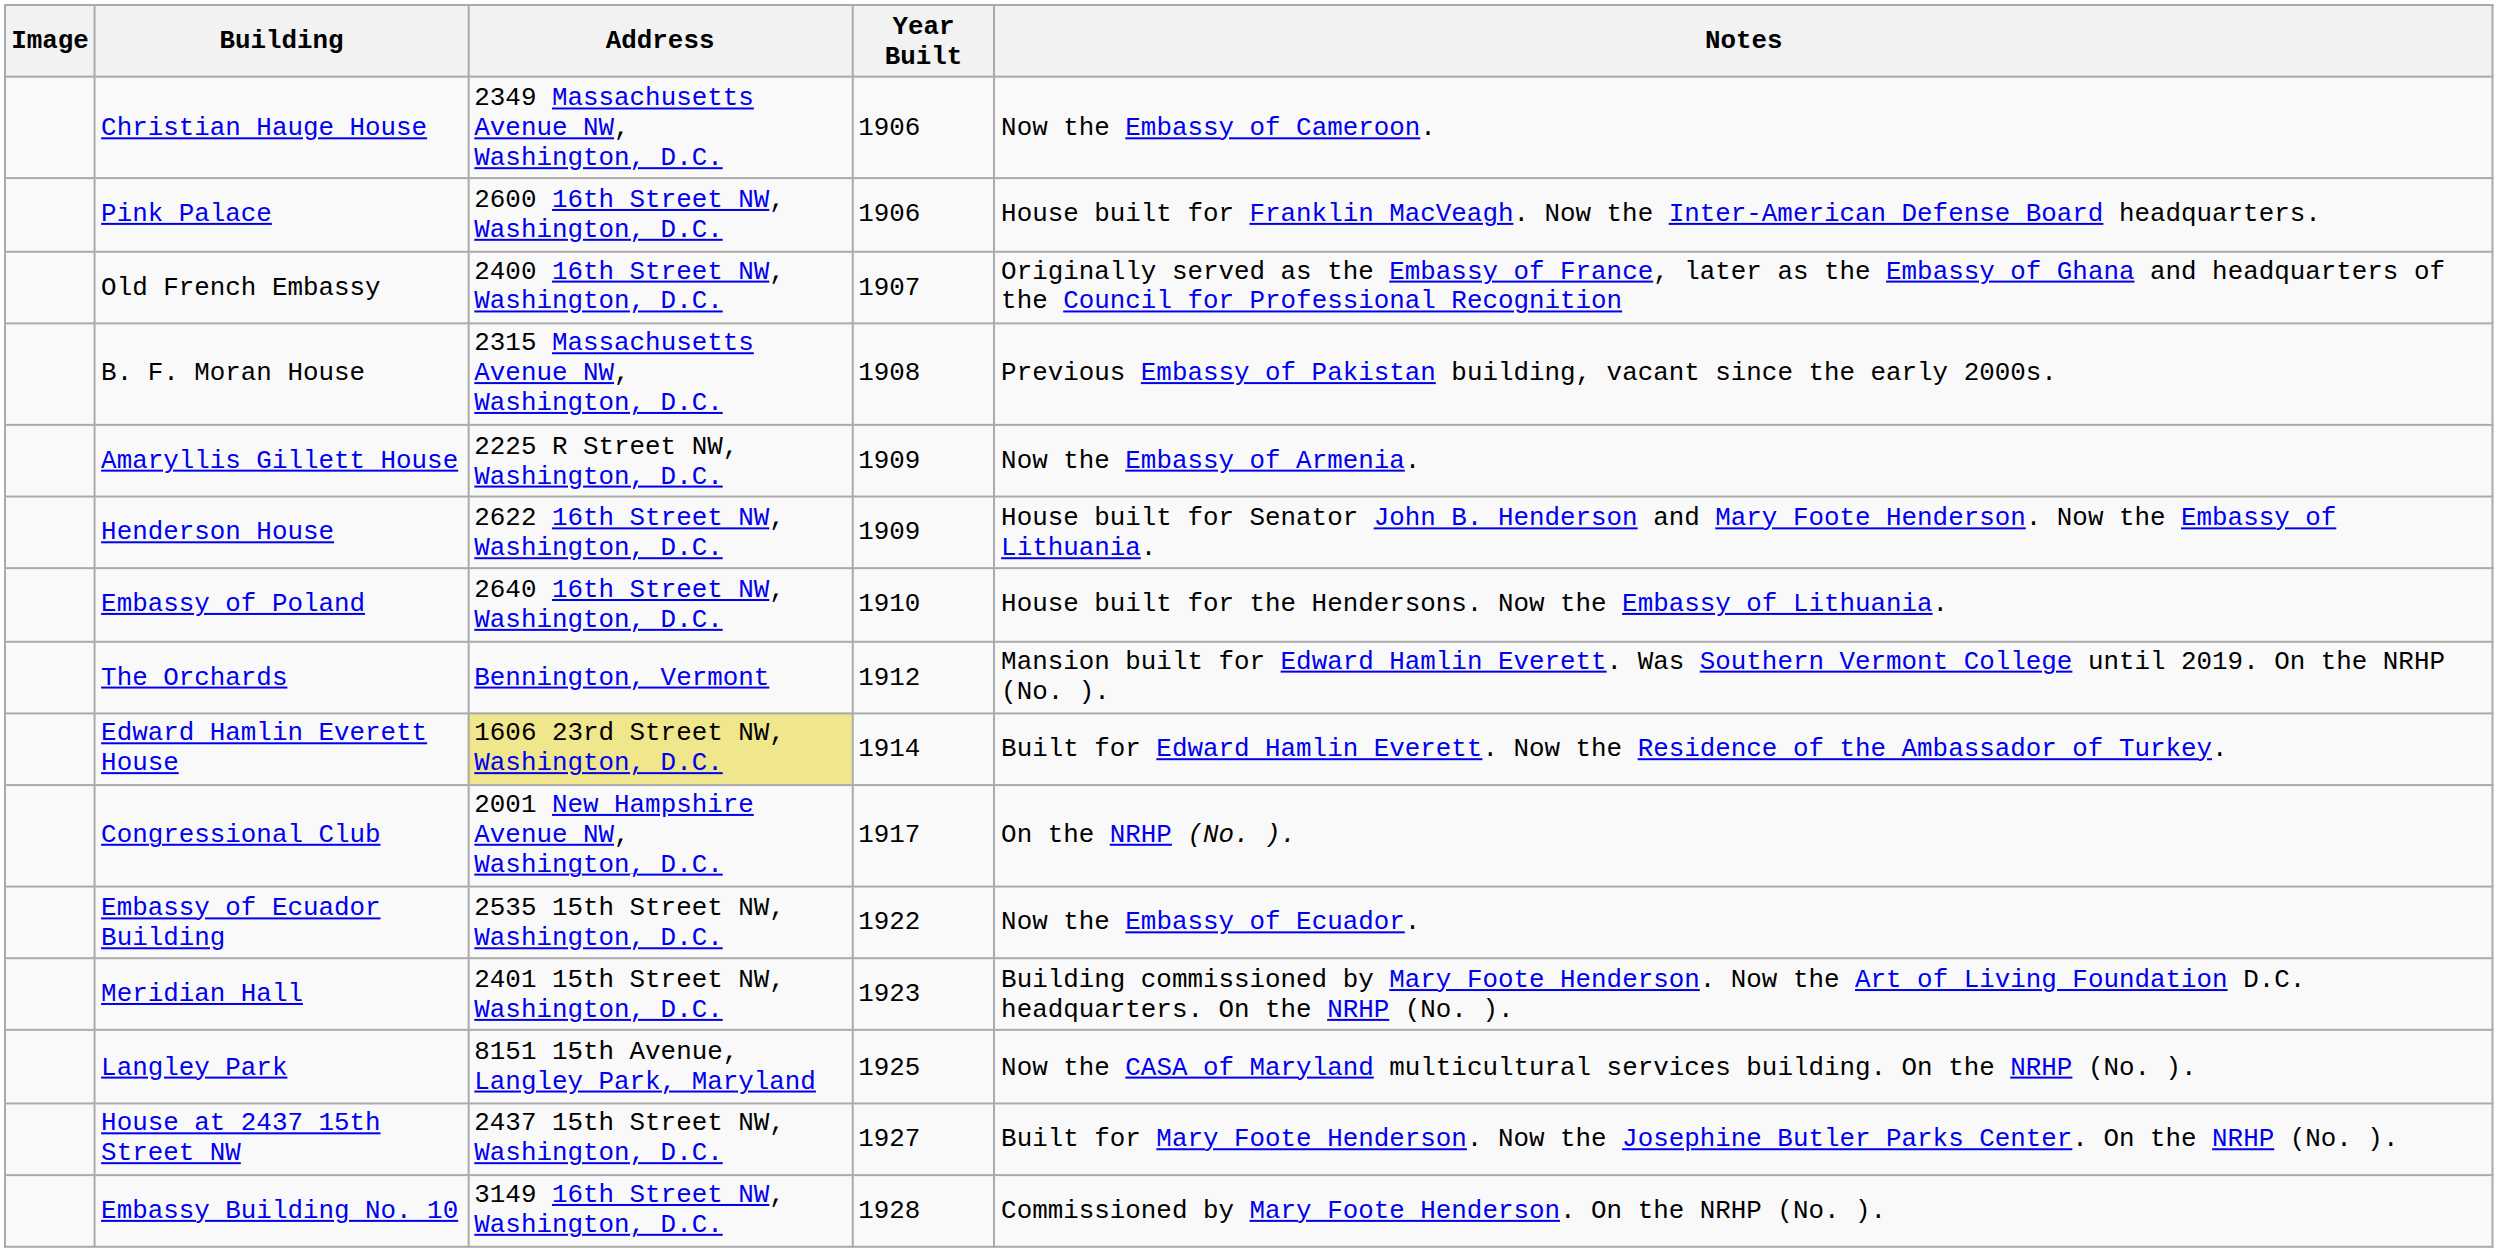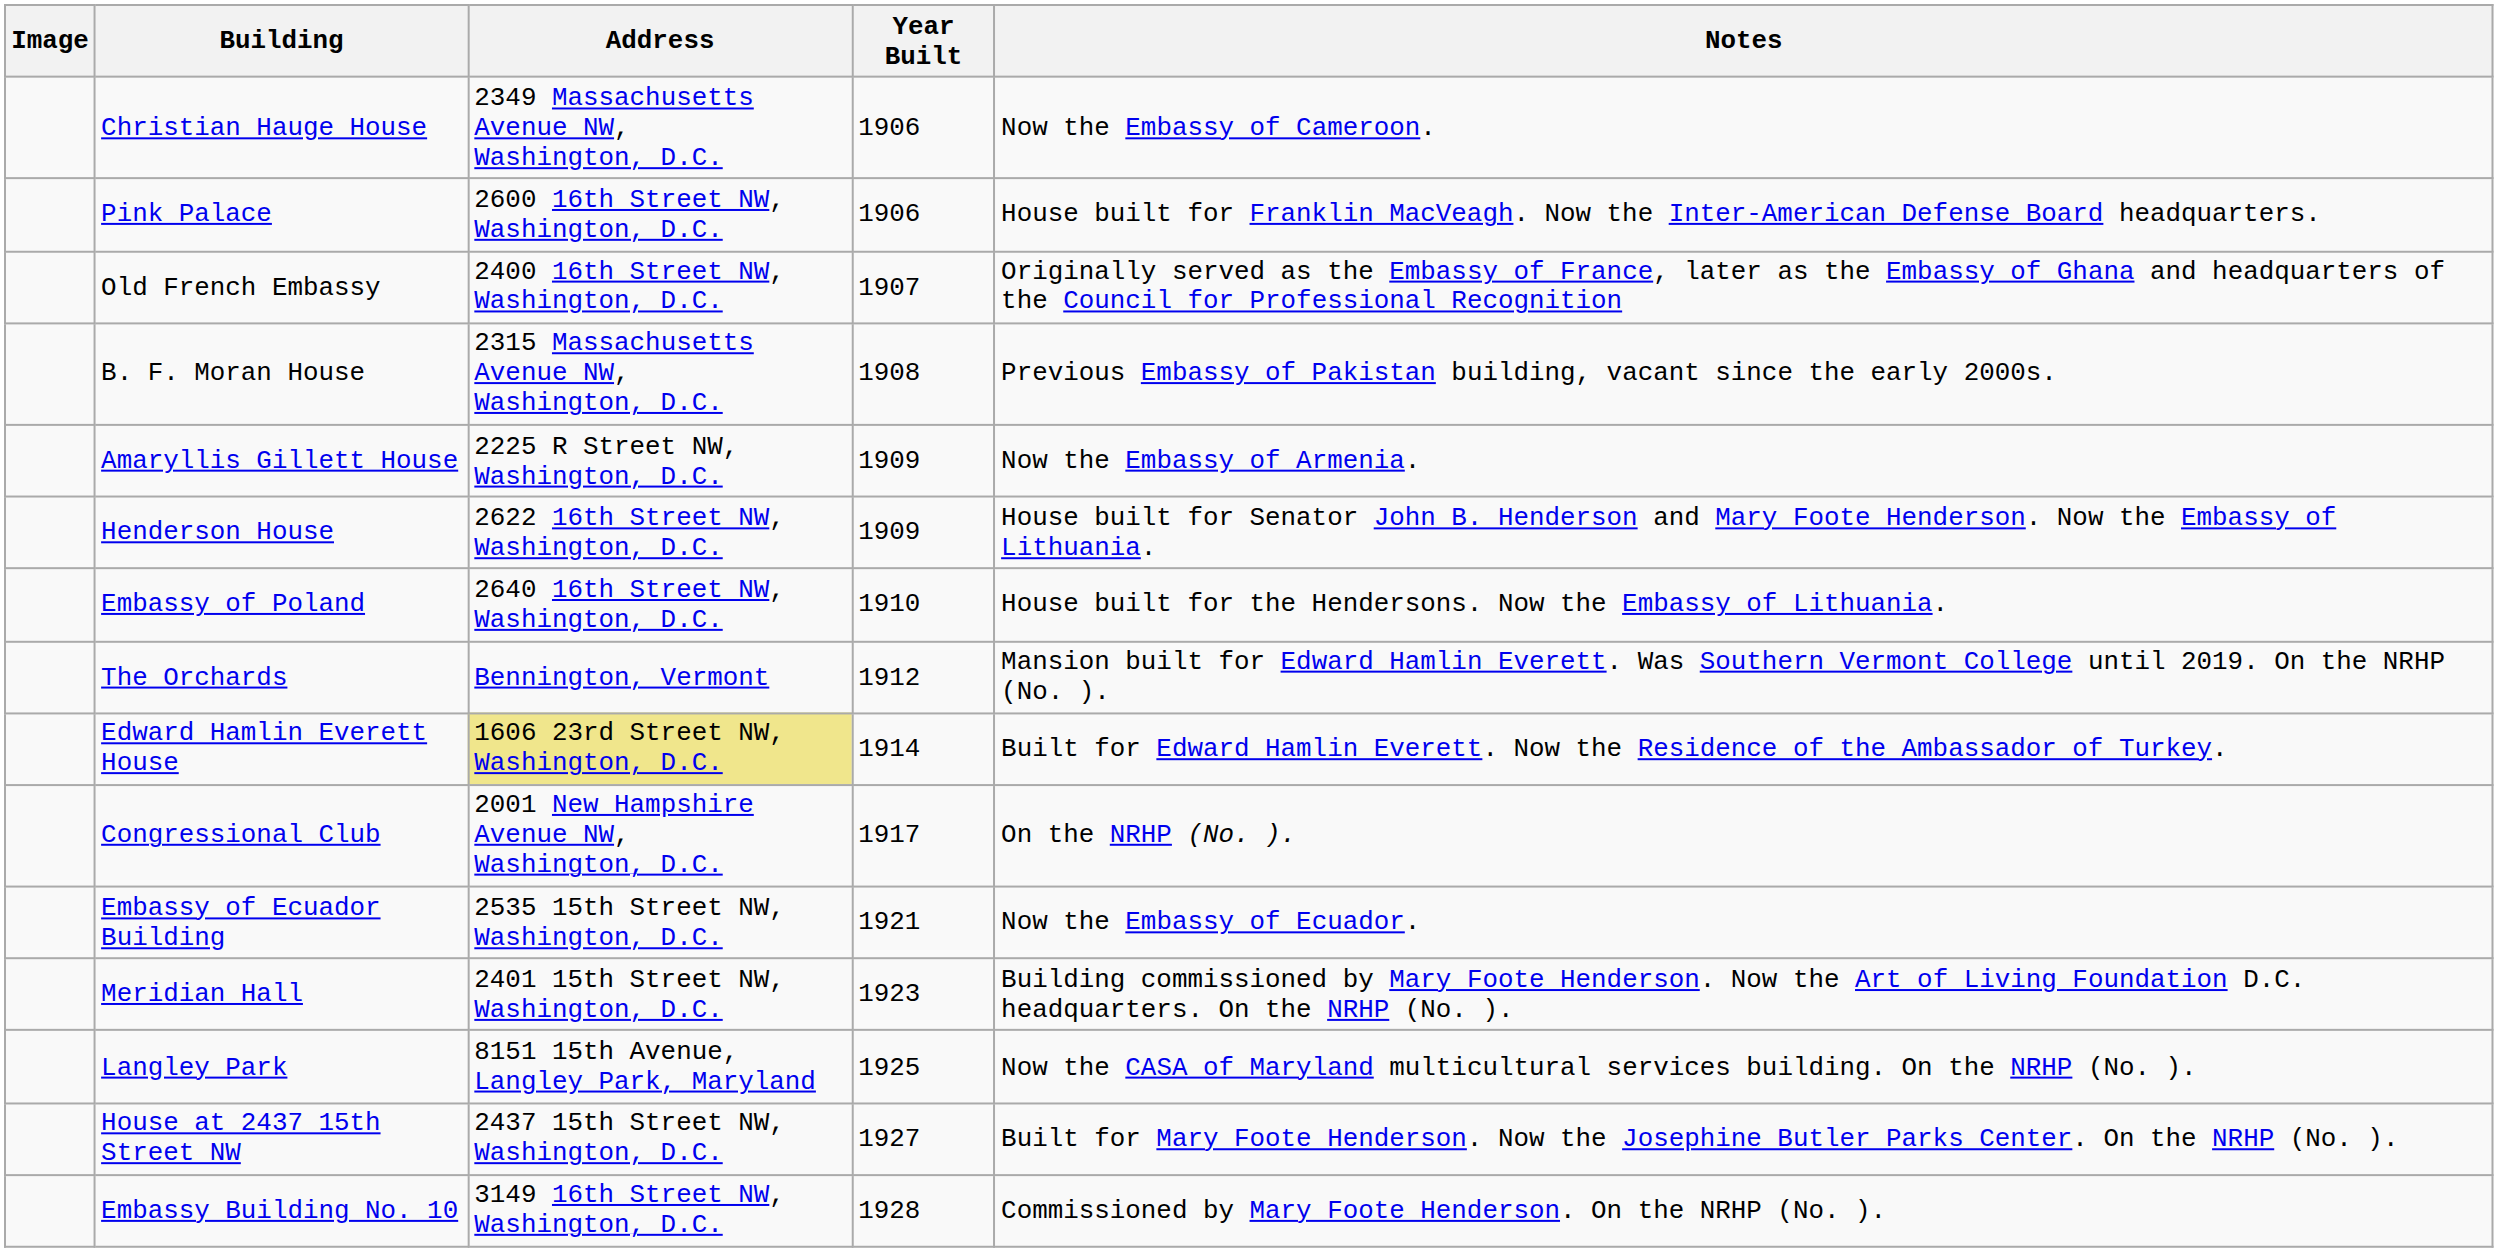(889, 923) 1922 -> (889, 923) 1921
